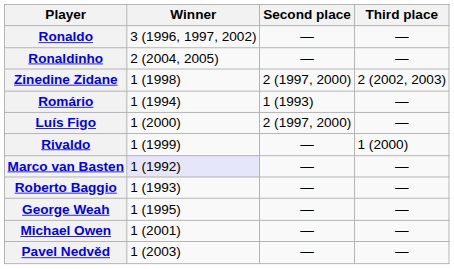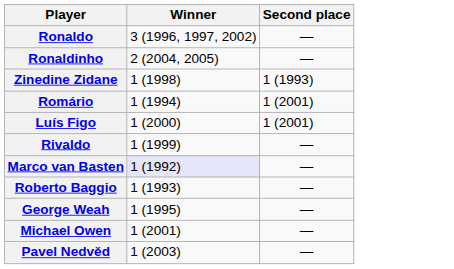- column: (402, 15)
(307, 79) 2 (1997, 2000) -> (288, 79) 1 (1993)
(288, 101) 1 (1993) -> (288, 101) 1 (2001)
(307, 123) 2 (1997, 2000) -> (288, 123) 1 (2001)
